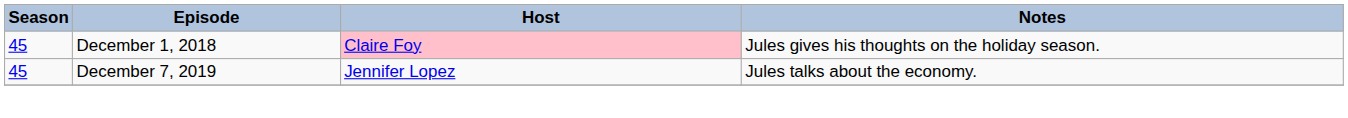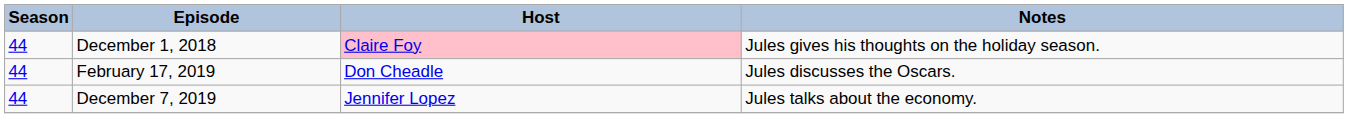(18, 44) 45 -> (18, 44) 44
+ row: (146, 71)
(18, 71) 45 -> (18, 98) 44
